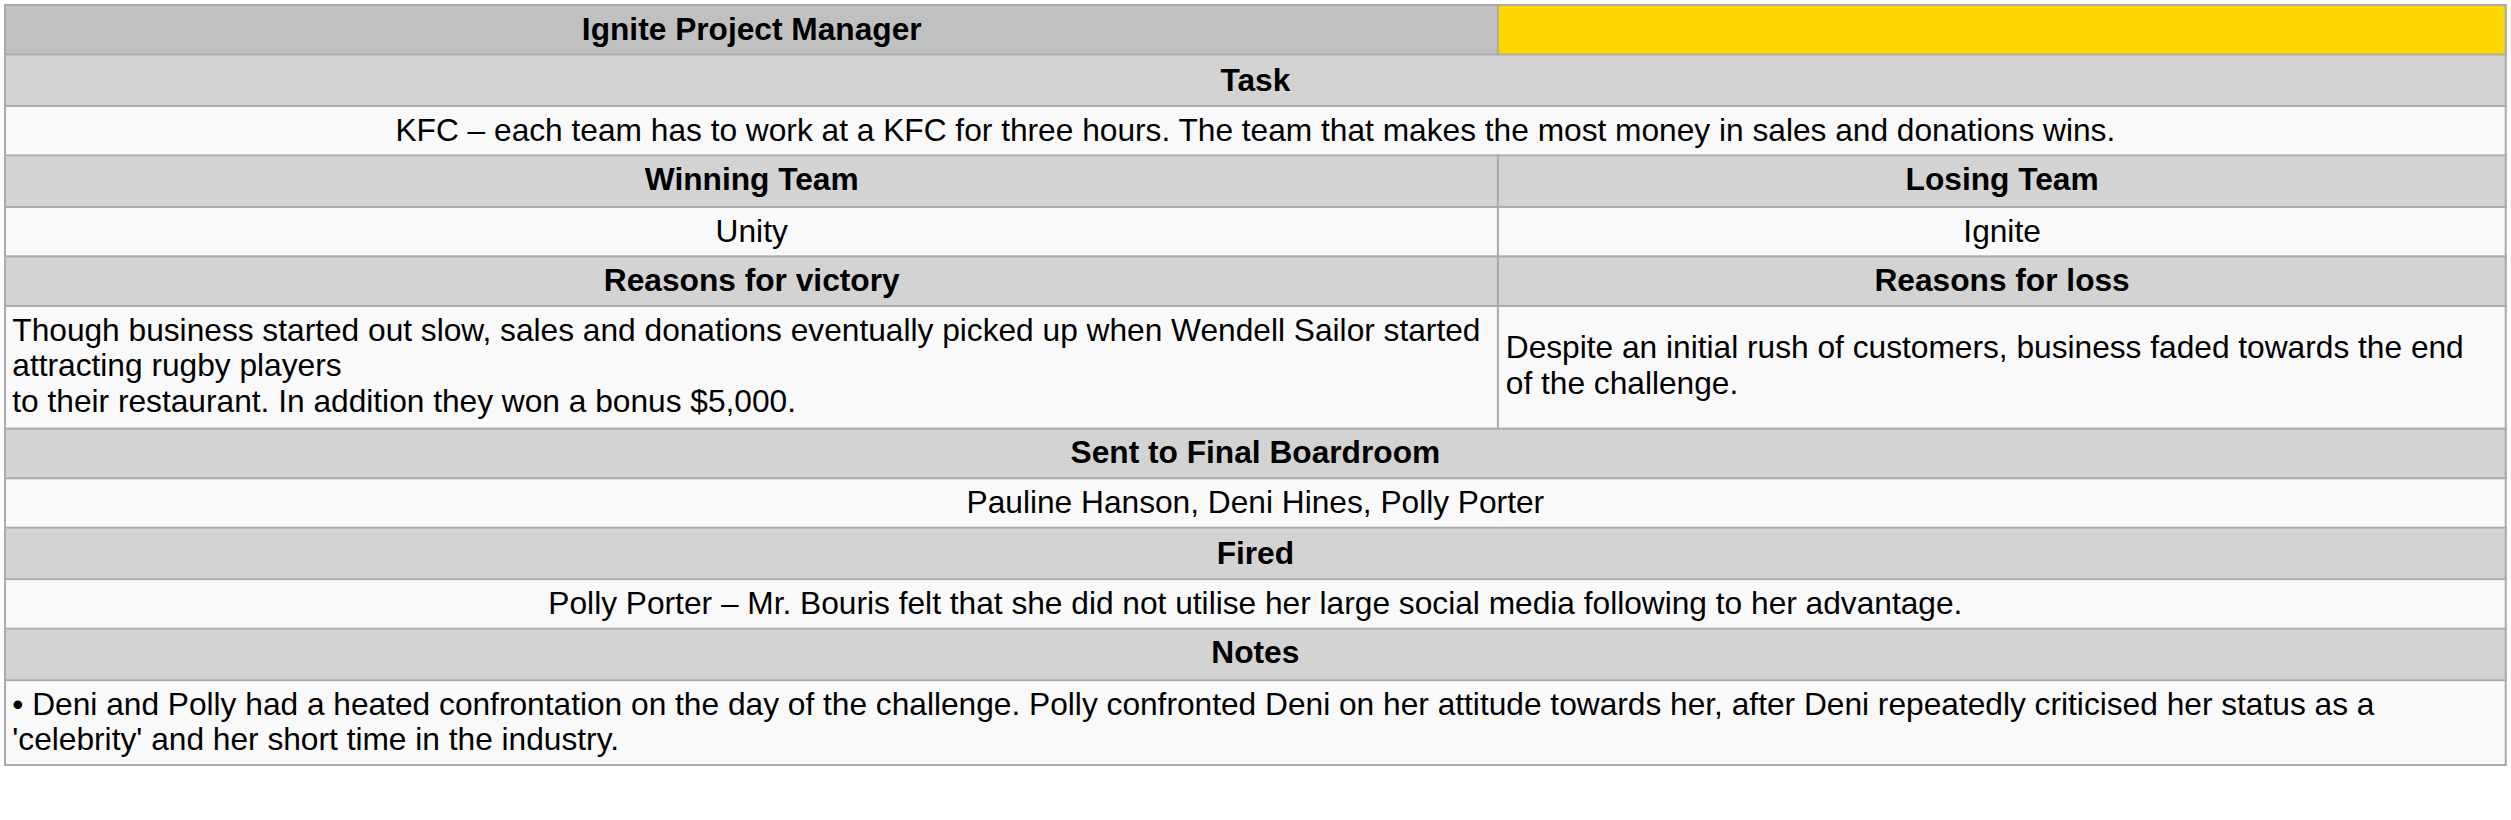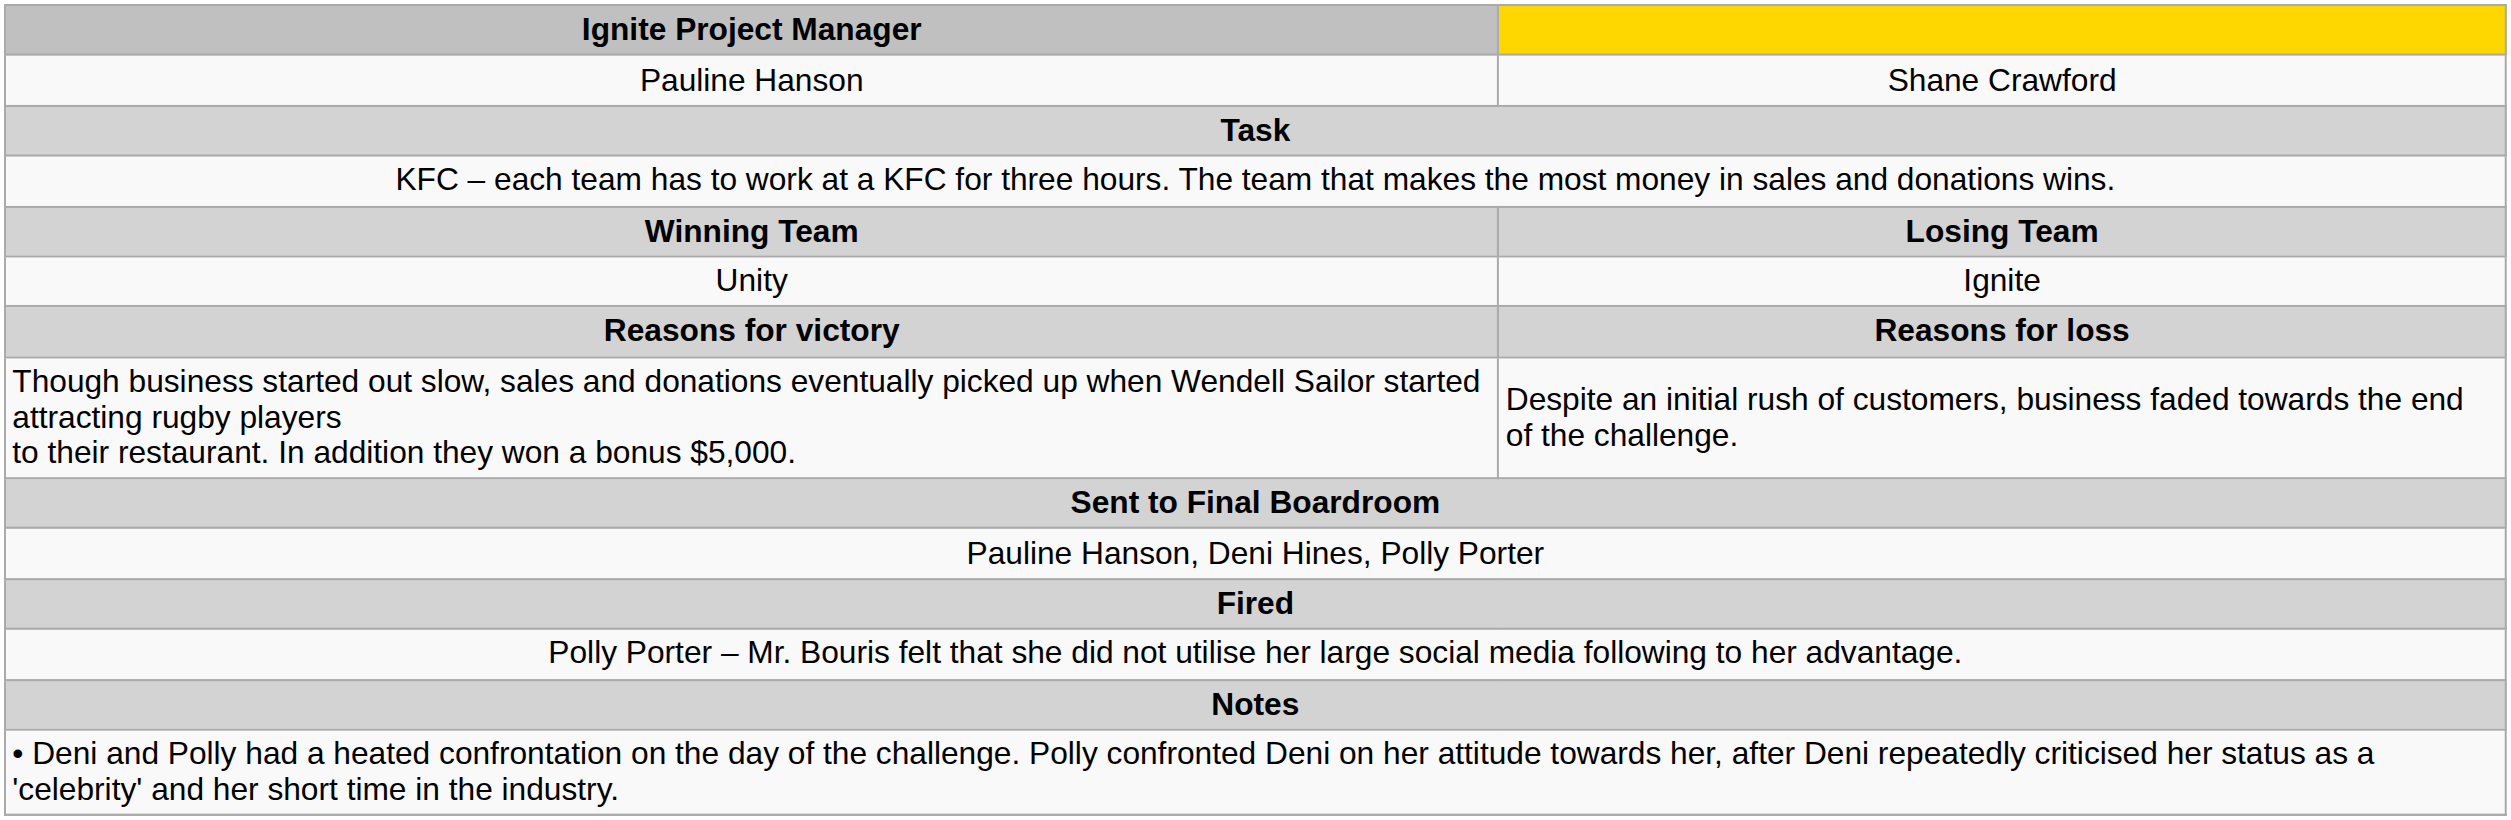+ row: (752, 79)
